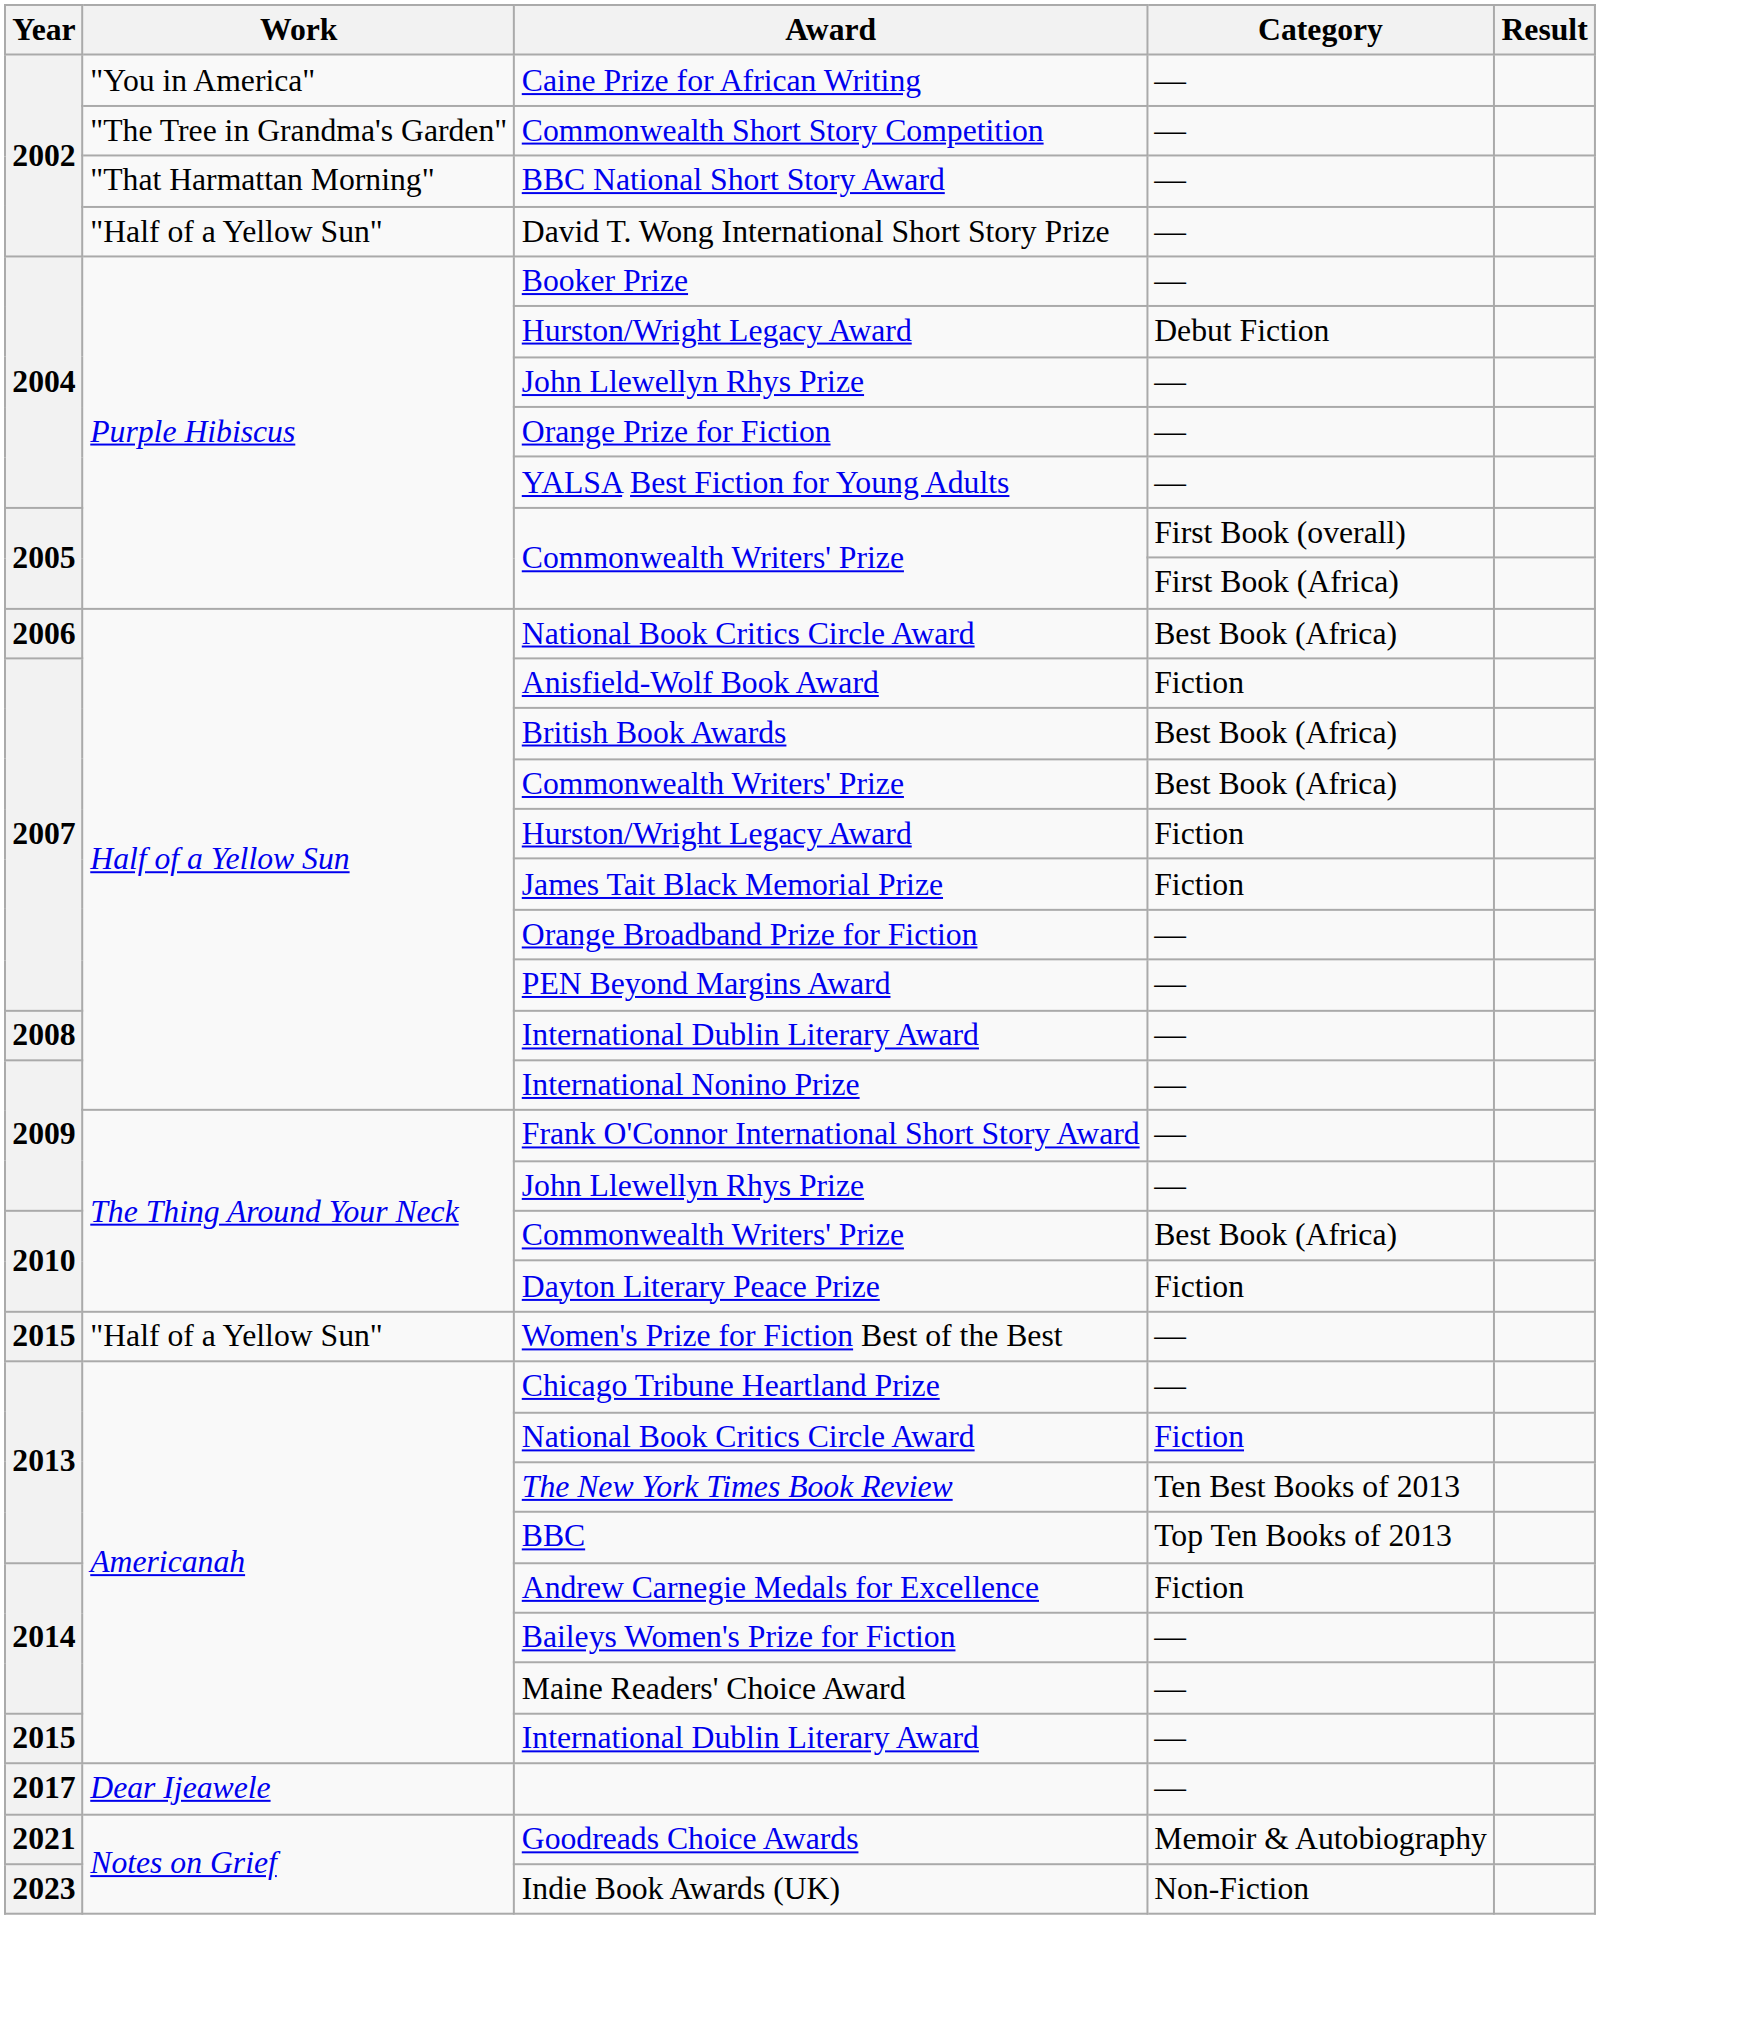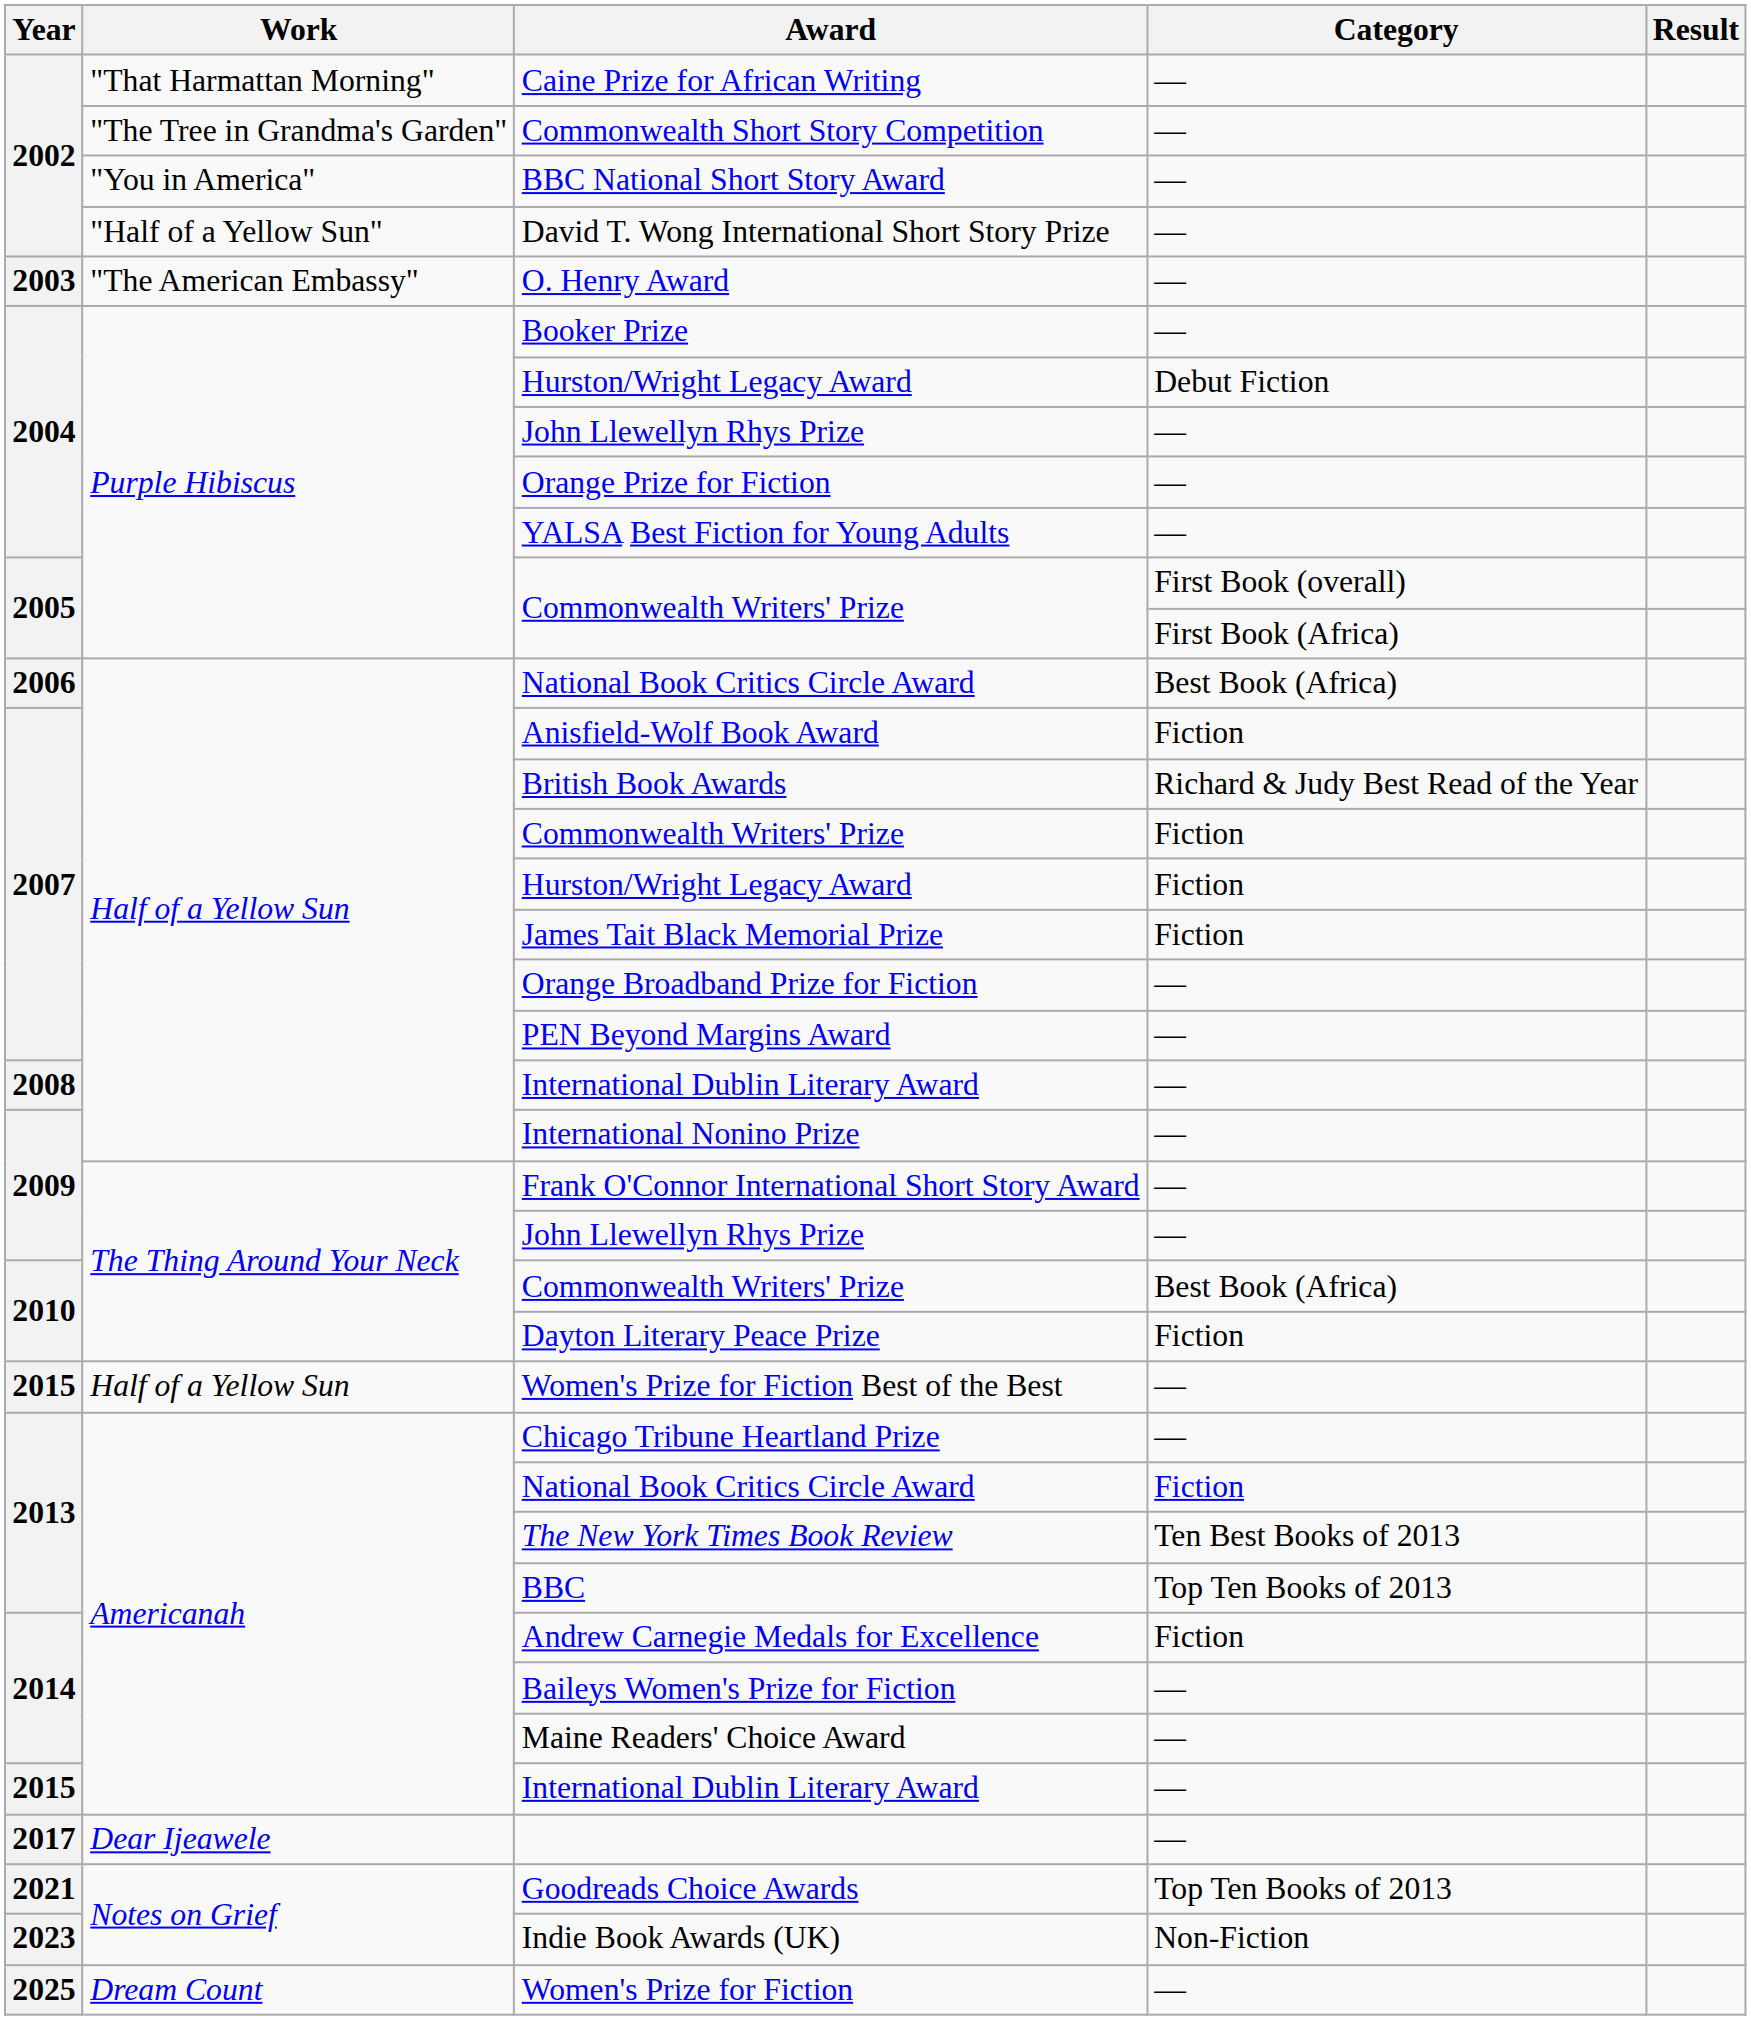(203, 79) "You in America" -> (262, 79) "That Harmattan Morning"
(262, 180) "That Harmattan Morning" -> (203, 180) "You in America"
+ row: (44, 280)
(1276, 733) Best Book (Africa) -> (1396, 783) Richard & Judy Best Read of the Year
(1276, 783) Best Book (Africa) -> (1199, 833) Fiction
(237, 1335) "Half of a Yellow Sun" -> (220, 1386) Half of a Yellow Sun
(1321, 1838) Memoir & Autobiography -> (1303, 1888) Top Ten Books of 2013
+ row: (44, 1989)
